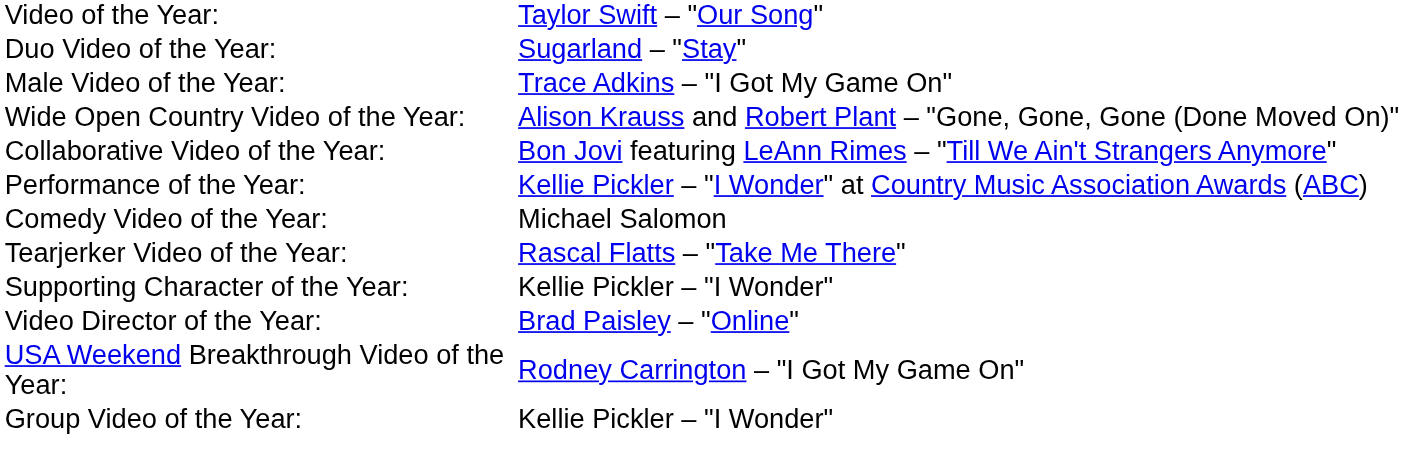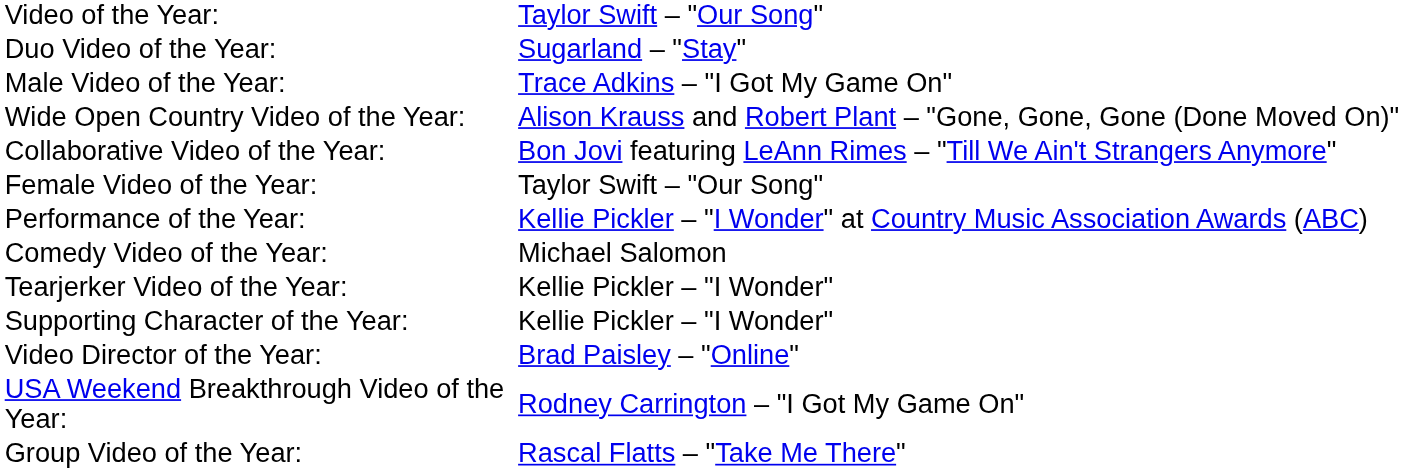+ row: (161, 184)
(712, 252) Rascal Flatts – "Take Me There" -> (676, 286) Kellie Pickler – "I Wonder"
(676, 419) Kellie Pickler – "I Wonder" -> (712, 453) Rascal Flatts – "Take Me There"
